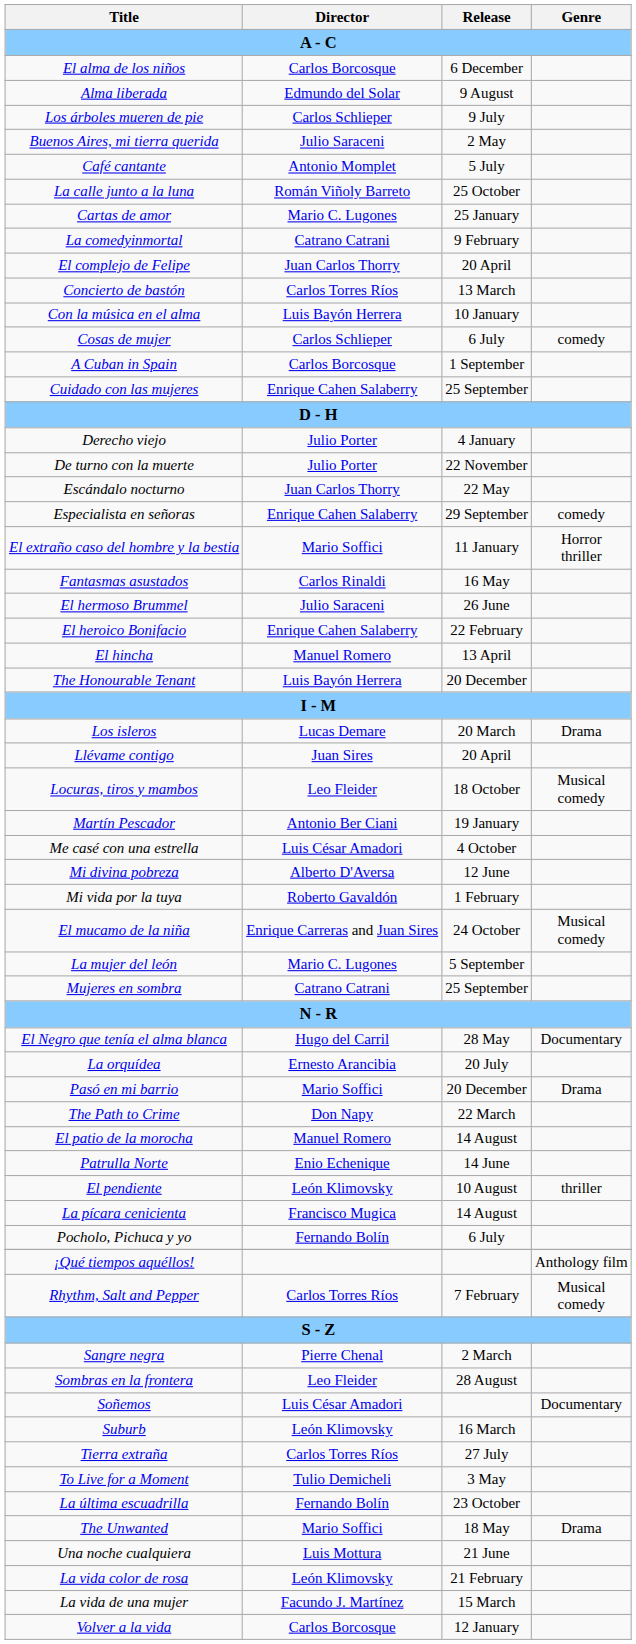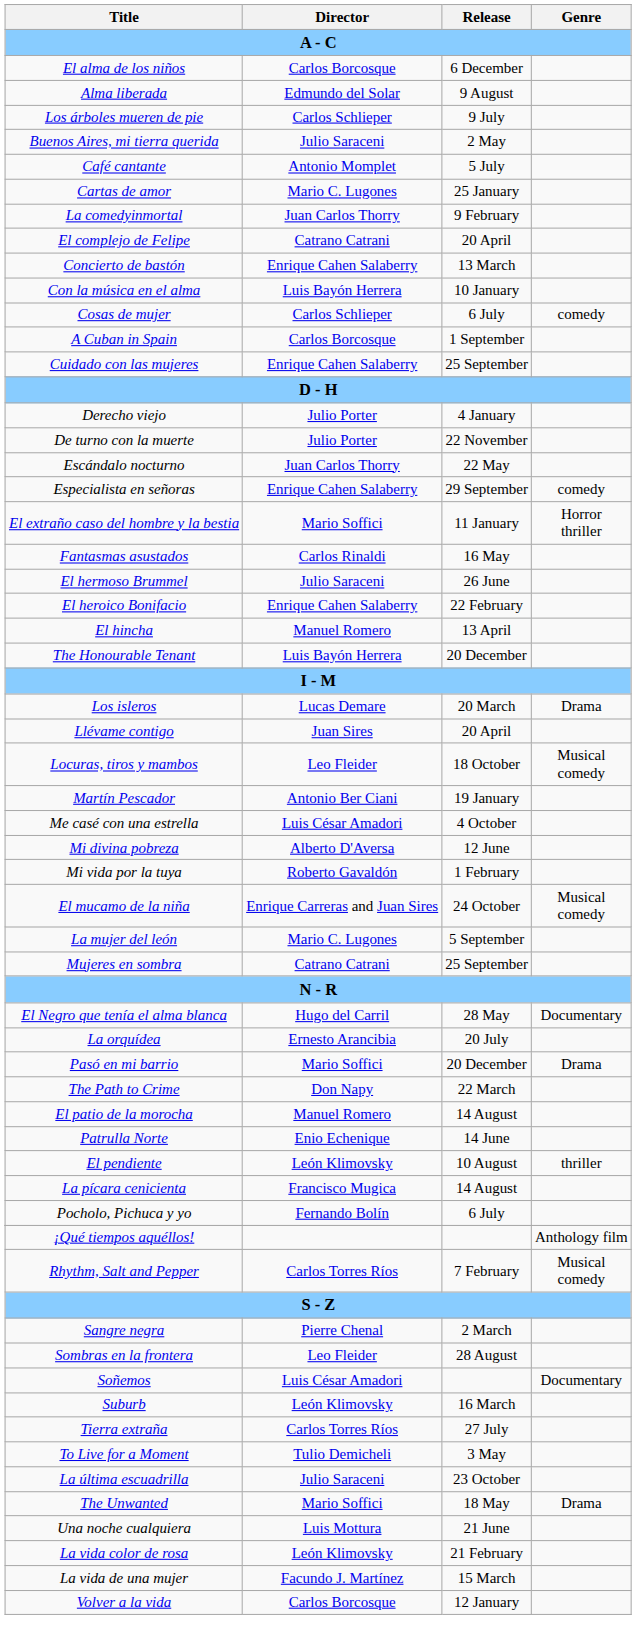- row: (124, 191)
(342, 241) Catrano Catrani -> (342, 216) Juan Carlos Thorry
(342, 265) Juan Carlos Thorry -> (342, 241) Catrano Catrani
(342, 290) Carlos Torres Ríos -> (342, 265) Enrique Cahen Salaberry
(342, 1503) Fernando Bolín -> (342, 1479) Julio Saraceni
